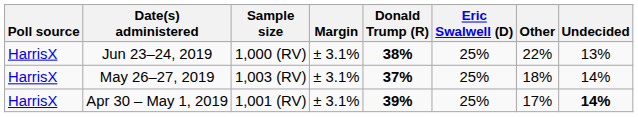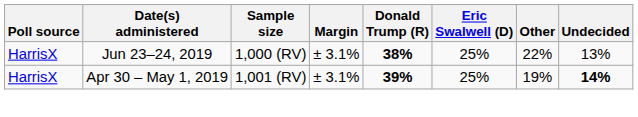- row: (157, 77)
(537, 101) 17% -> (537, 77) 19%
